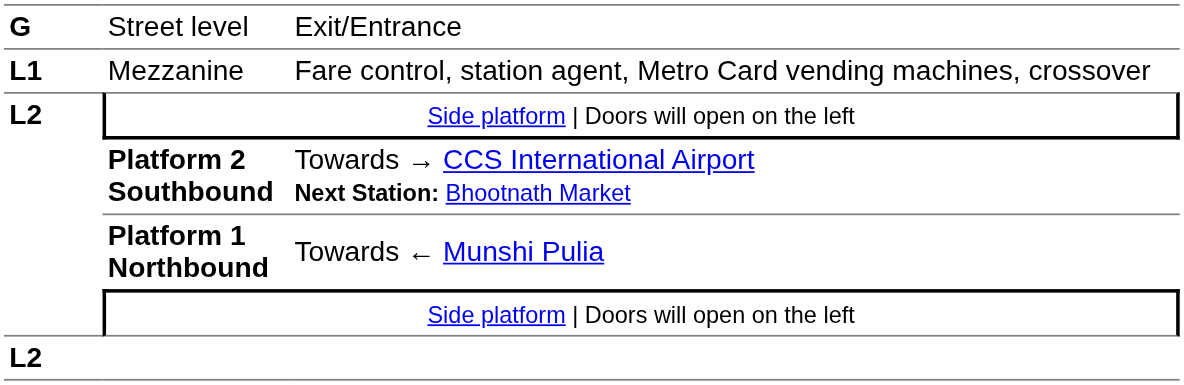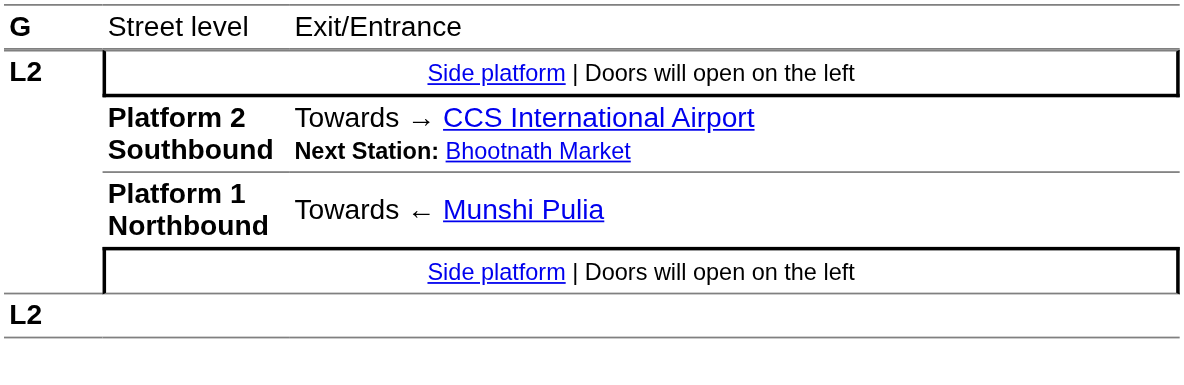- row: (176, 70)
